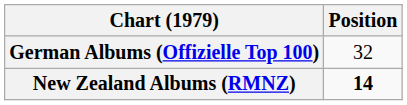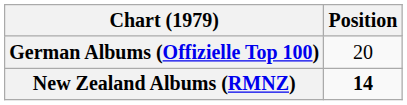(363, 52) 32 -> (363, 52) 20
